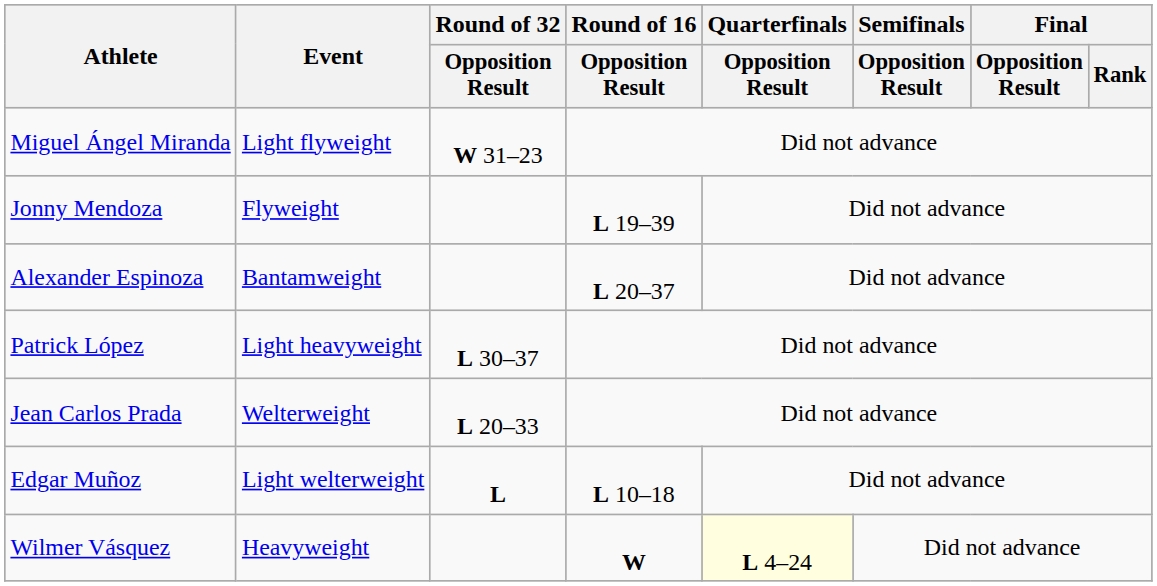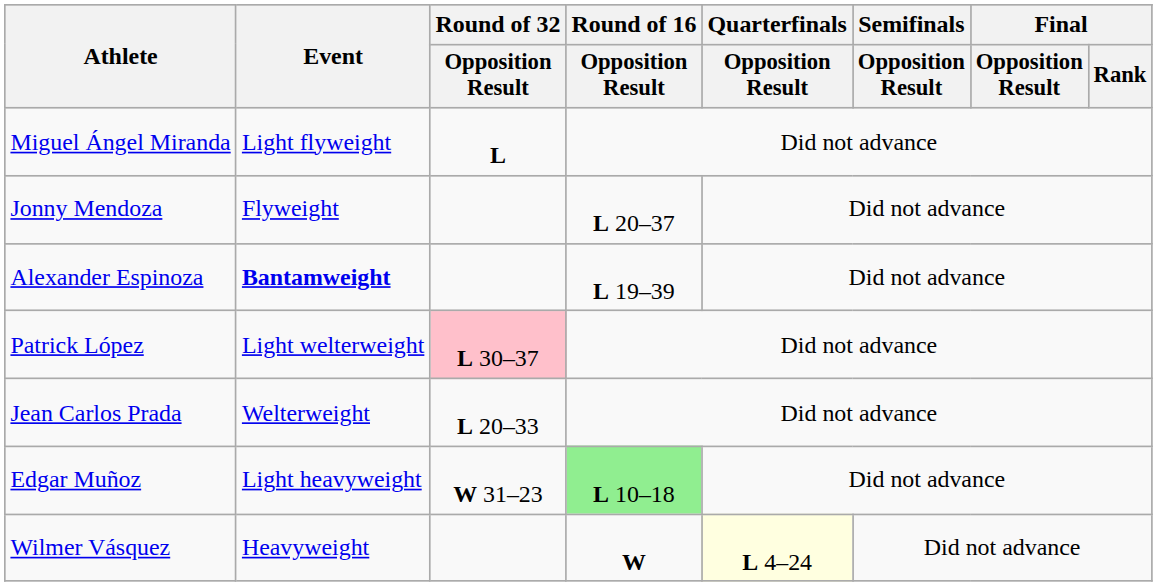(498, 156) W 31–23 -> (498, 156) L
(634, 223) L 19–39 -> (634, 223) L 20–37
(312, 277) normal -> (316, 277) bold
(634, 291) L 20–37 -> (634, 291) L 19–39
(332, 344) Light heavyweight -> (333, 344) Light welterweight
(498, 359) no background -> (498, 359) pink background
(333, 480) Light welterweight -> (332, 480) Light heavyweight
(498, 494) L -> (498, 494) W 31–23
(634, 494) no background -> (634, 494) lightgreen background
